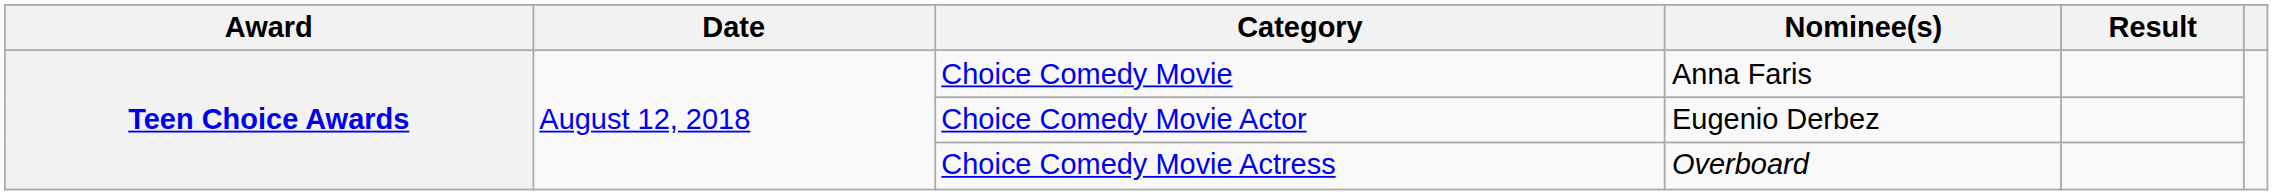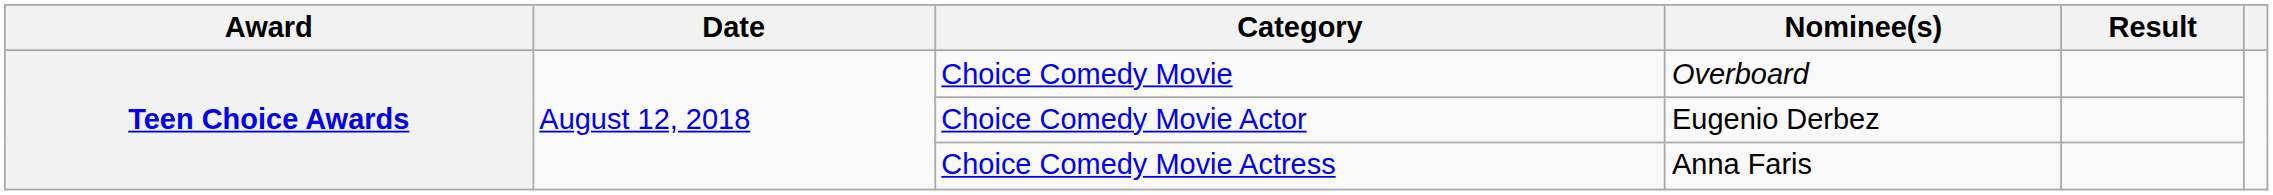(1742, 73) Anna Faris -> (1740, 73) Overboard
(1740, 165) Overboard -> (1742, 165) Anna Faris
